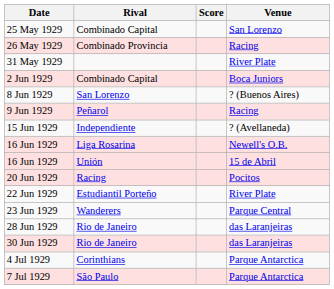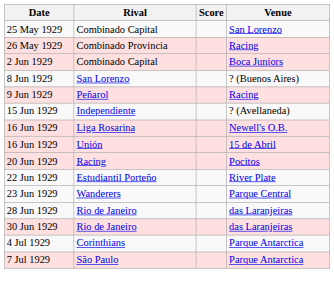- row: (34, 62)
